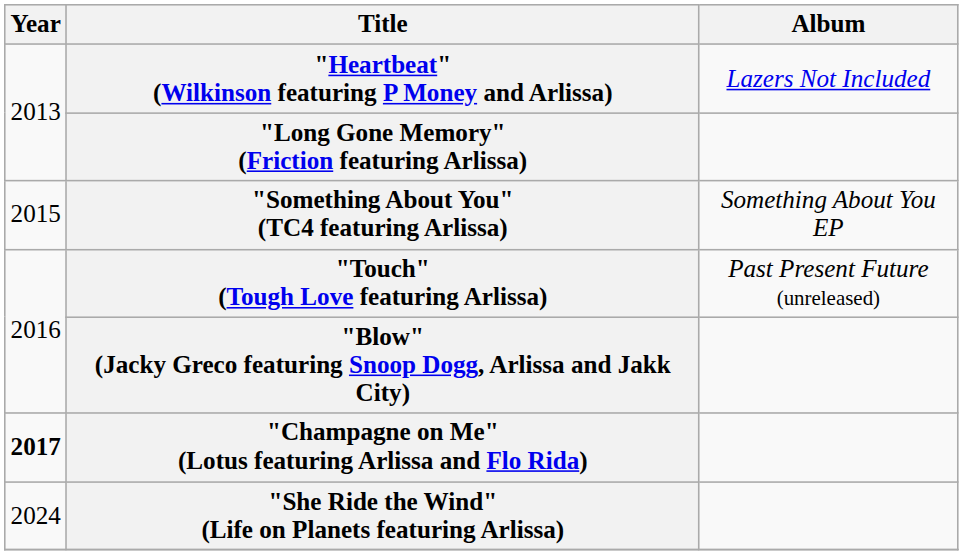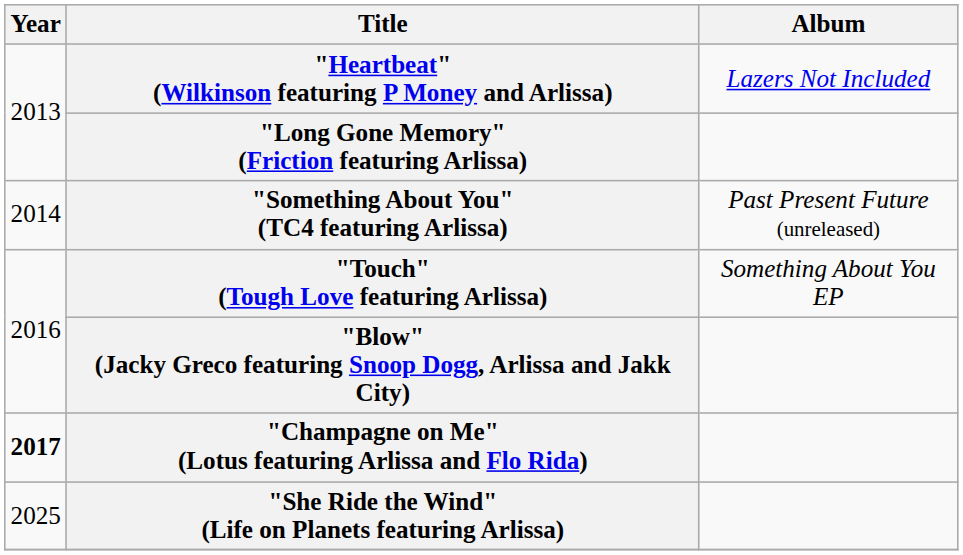(36, 214) 2015 -> (36, 214) 2014
(828, 214) Something About You EP -> (828, 214) Past Present Future (unreleased)
(828, 282) Past Present Future (unreleased) -> (828, 282) Something About You EP
(36, 515) 2024 -> (36, 515) 2025
